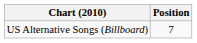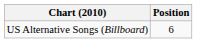(171, 29) 7 -> (171, 29) 6
